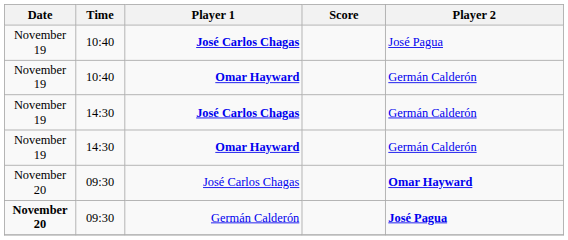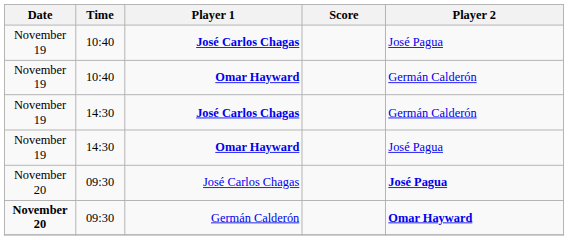(432, 147) Germán Calderón -> (416, 147) José Pagua
(430, 183) Omar Hayward -> (418, 183) José Pagua
(418, 218) José Pagua -> (430, 218) Omar Hayward
